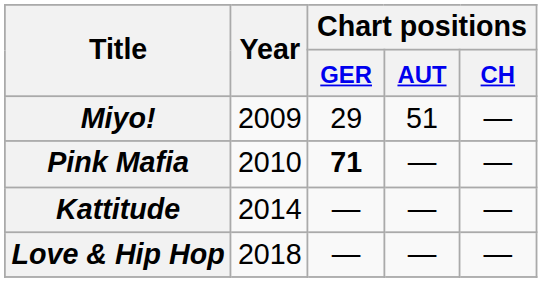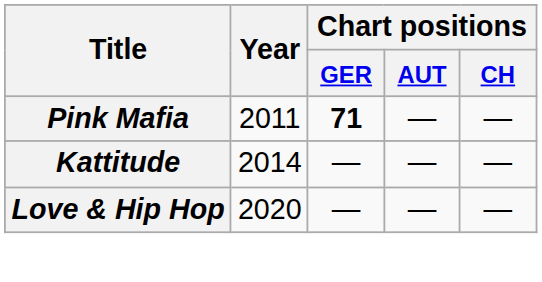- row: (118, 118)
(270, 163) 2010 -> (270, 118) 2011
(270, 254) 2018 -> (270, 208) 2020
